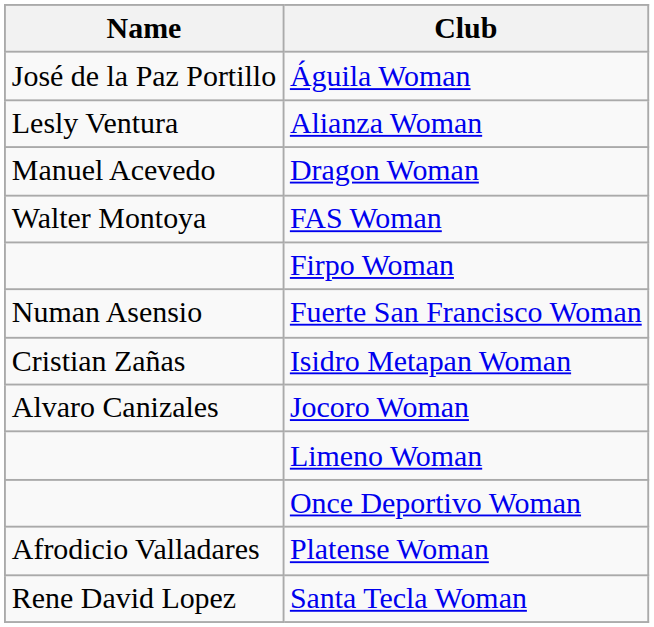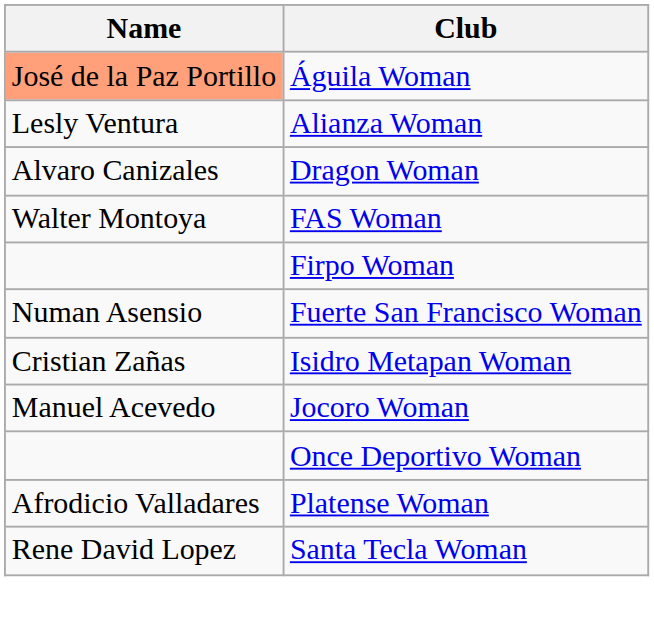(144, 75) no background -> (144, 75) lightsalmon background
(114, 170) Manuel Acevedo -> (115, 170) Alvaro Canizales
(115, 407) Alvaro Canizales -> (114, 407) Manuel Acevedo
- row: (386, 455)
